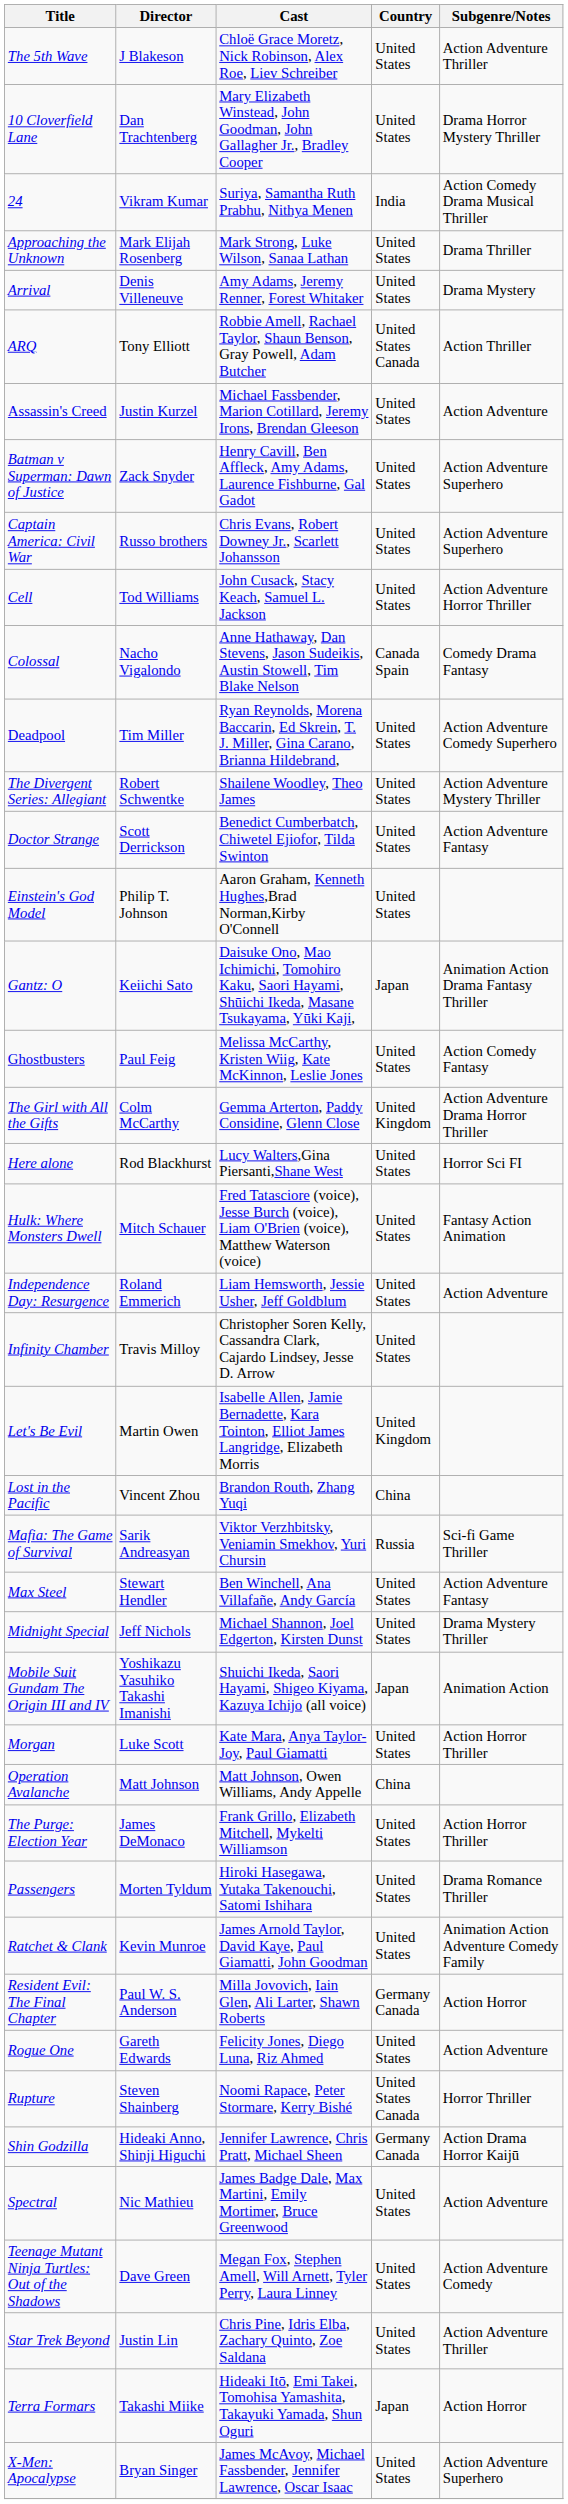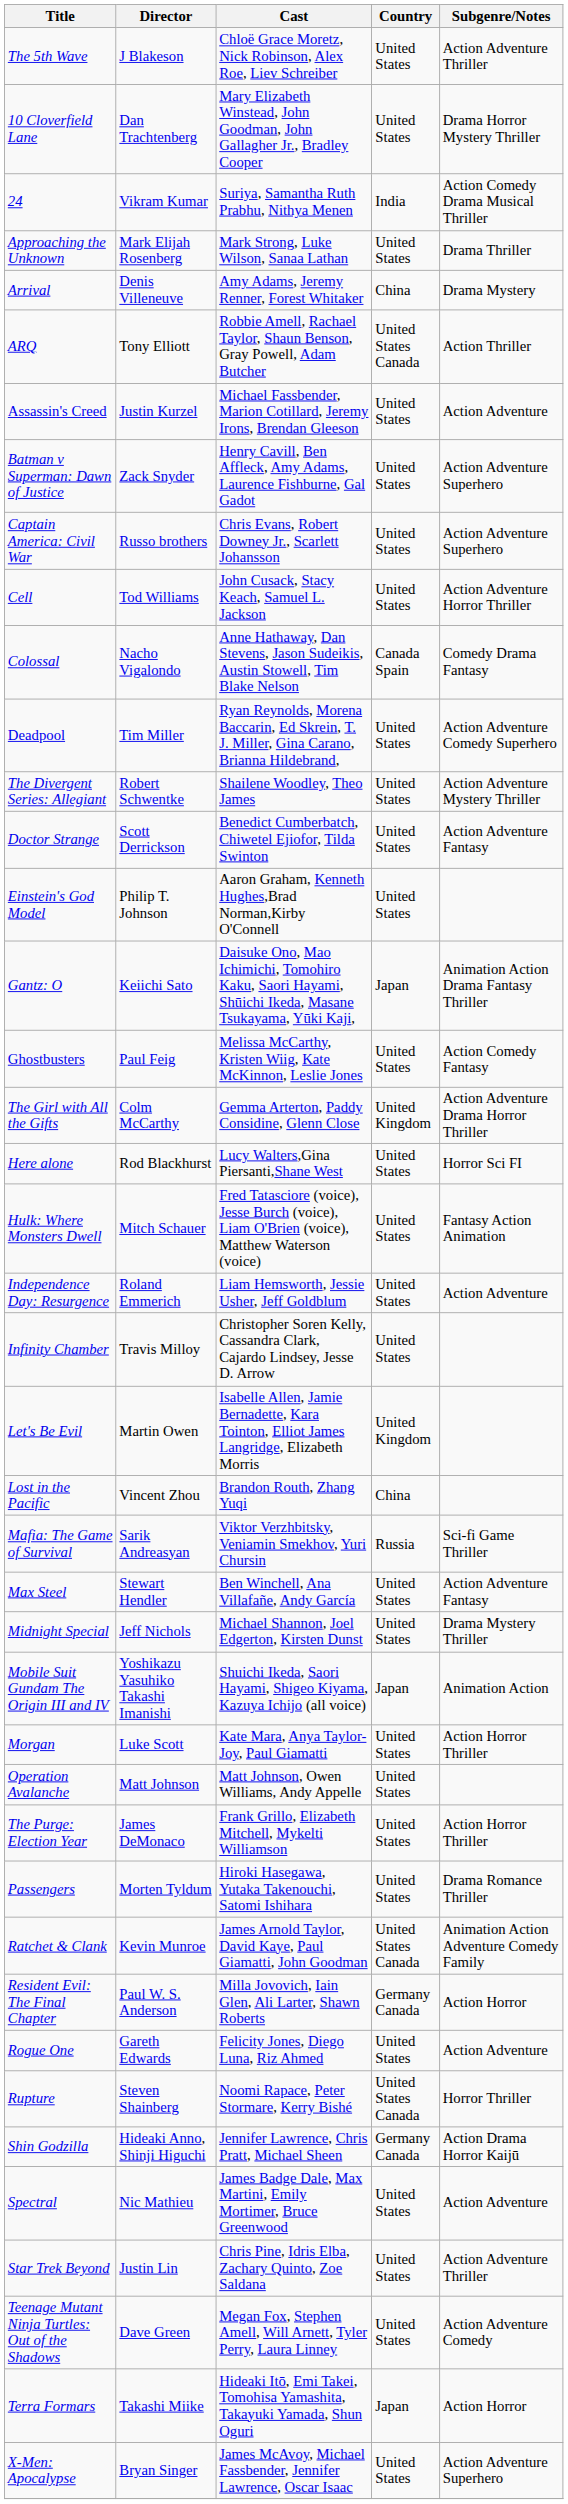(395, 290) United States -> (393, 290) China
(393, 1784) China -> (395, 1784) United States
(395, 1945) United States -> (397, 1945) United States Canada
rows swapped: (59, 2341) <-> (55, 2276)
